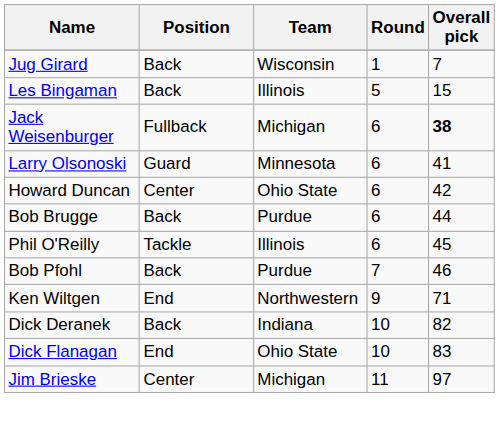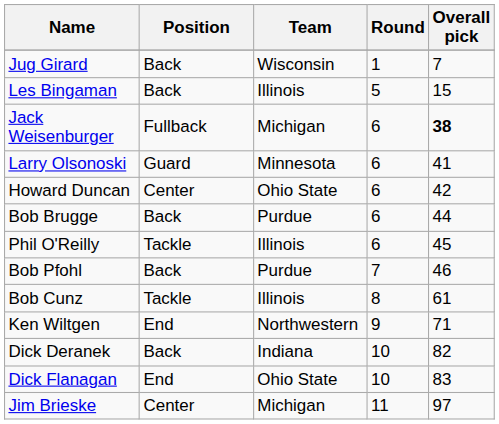+ row: (46, 298)
